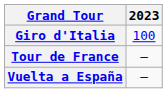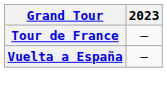- row: (65, 36)
